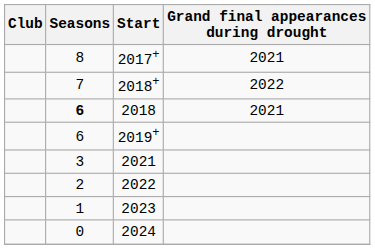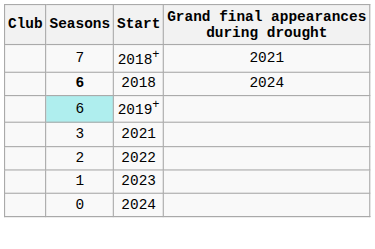- row: (139, 58)
(267, 86) 2022 -> (267, 58) 2021
(267, 111) 2021 -> (267, 84) 2024
(80, 136) no background -> (80, 109) paleturquoise background
